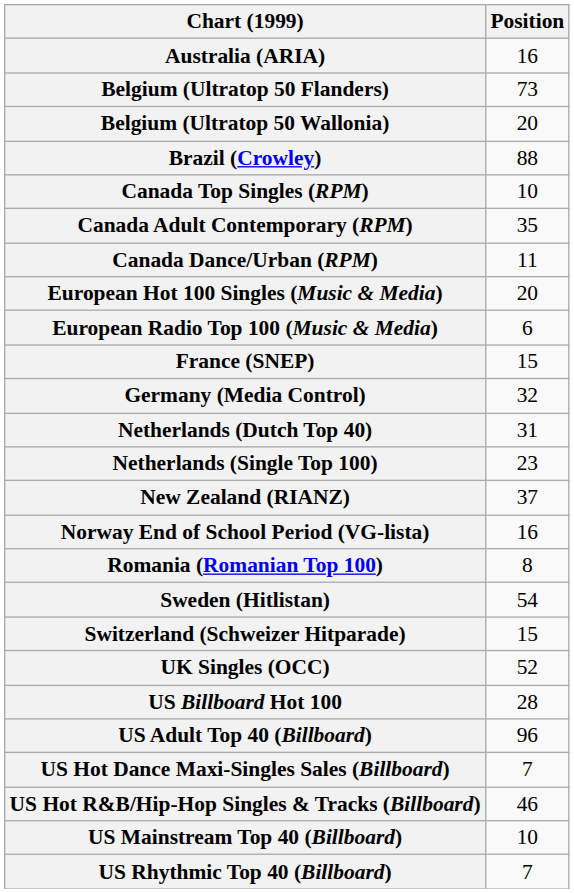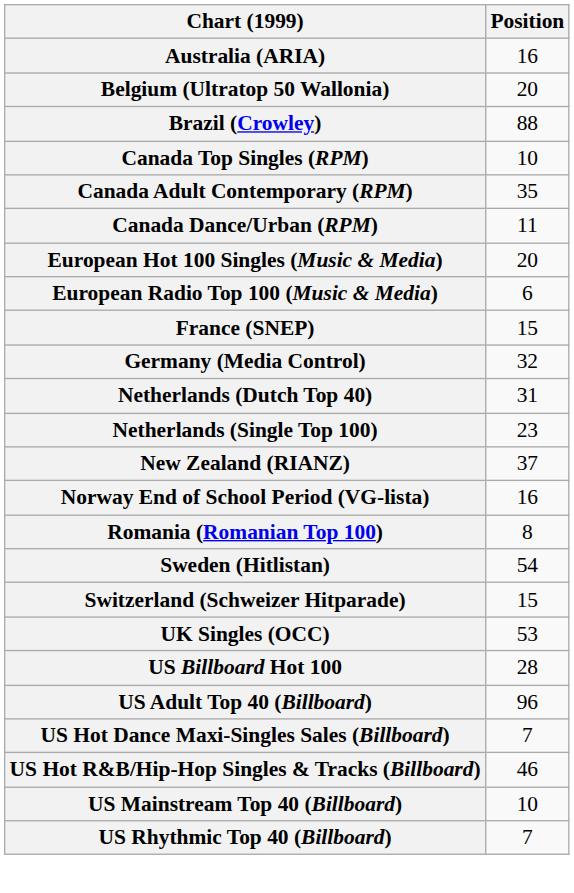- row: (245, 89)
(527, 667) 52 -> (527, 633) 53
